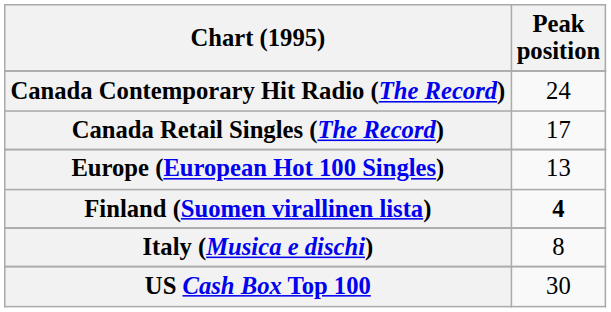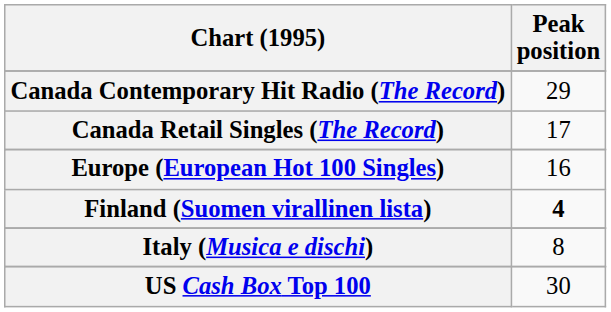(558, 90) 24 -> (558, 90) 29
(558, 168) 13 -> (558, 168) 16
